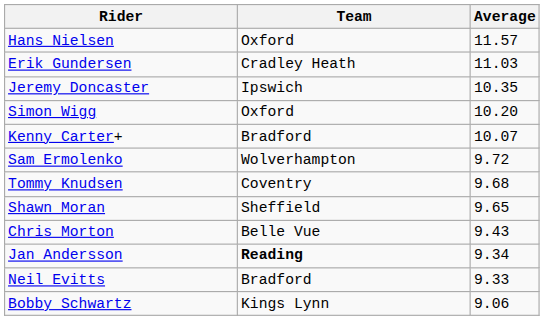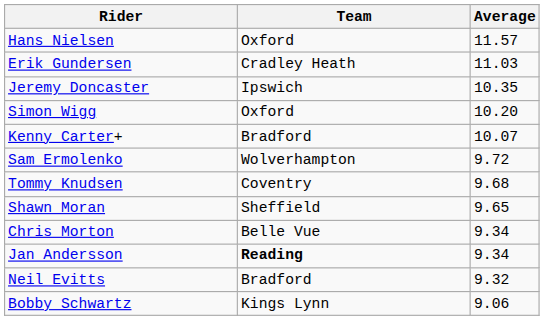(492, 232) 9.43 -> (492, 232) 9.34
(492, 280) 9.33 -> (492, 280) 9.32
